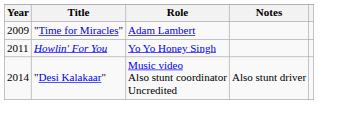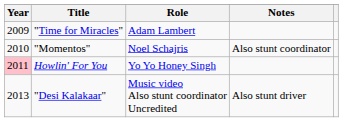+ row: (62, 48)
(18, 48) no background -> (18, 65) pink background
(18, 78) 2014 -> (18, 95) 2013
